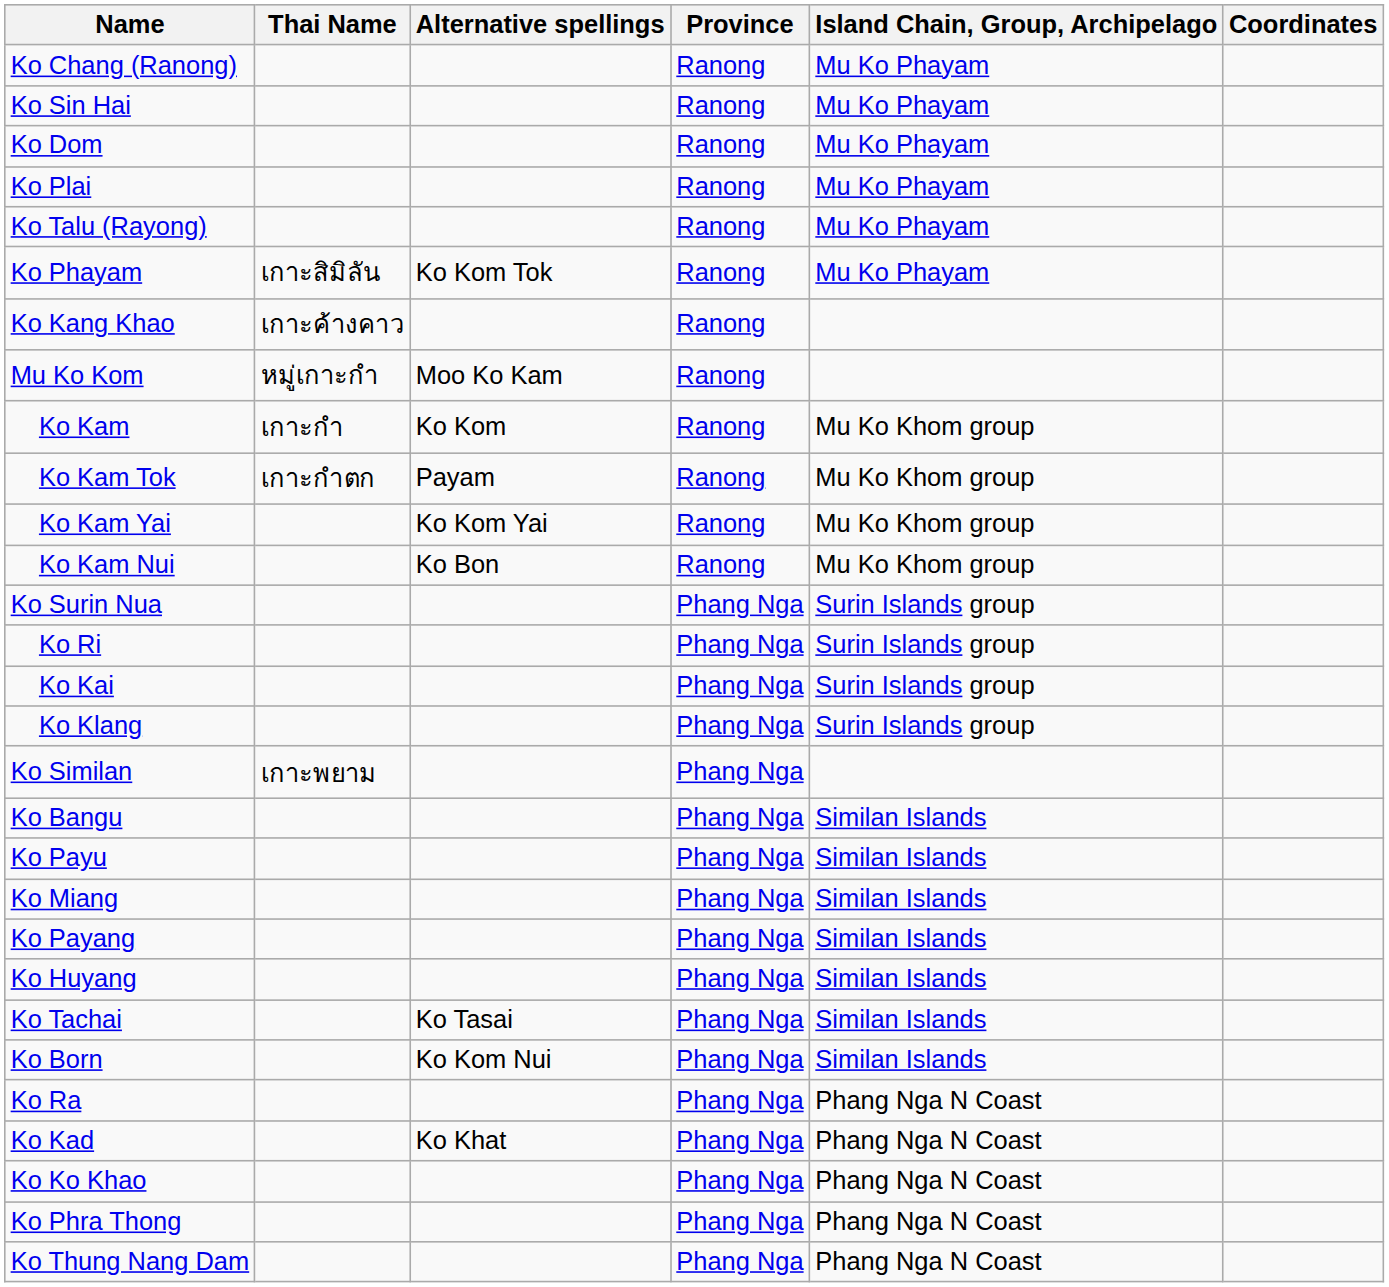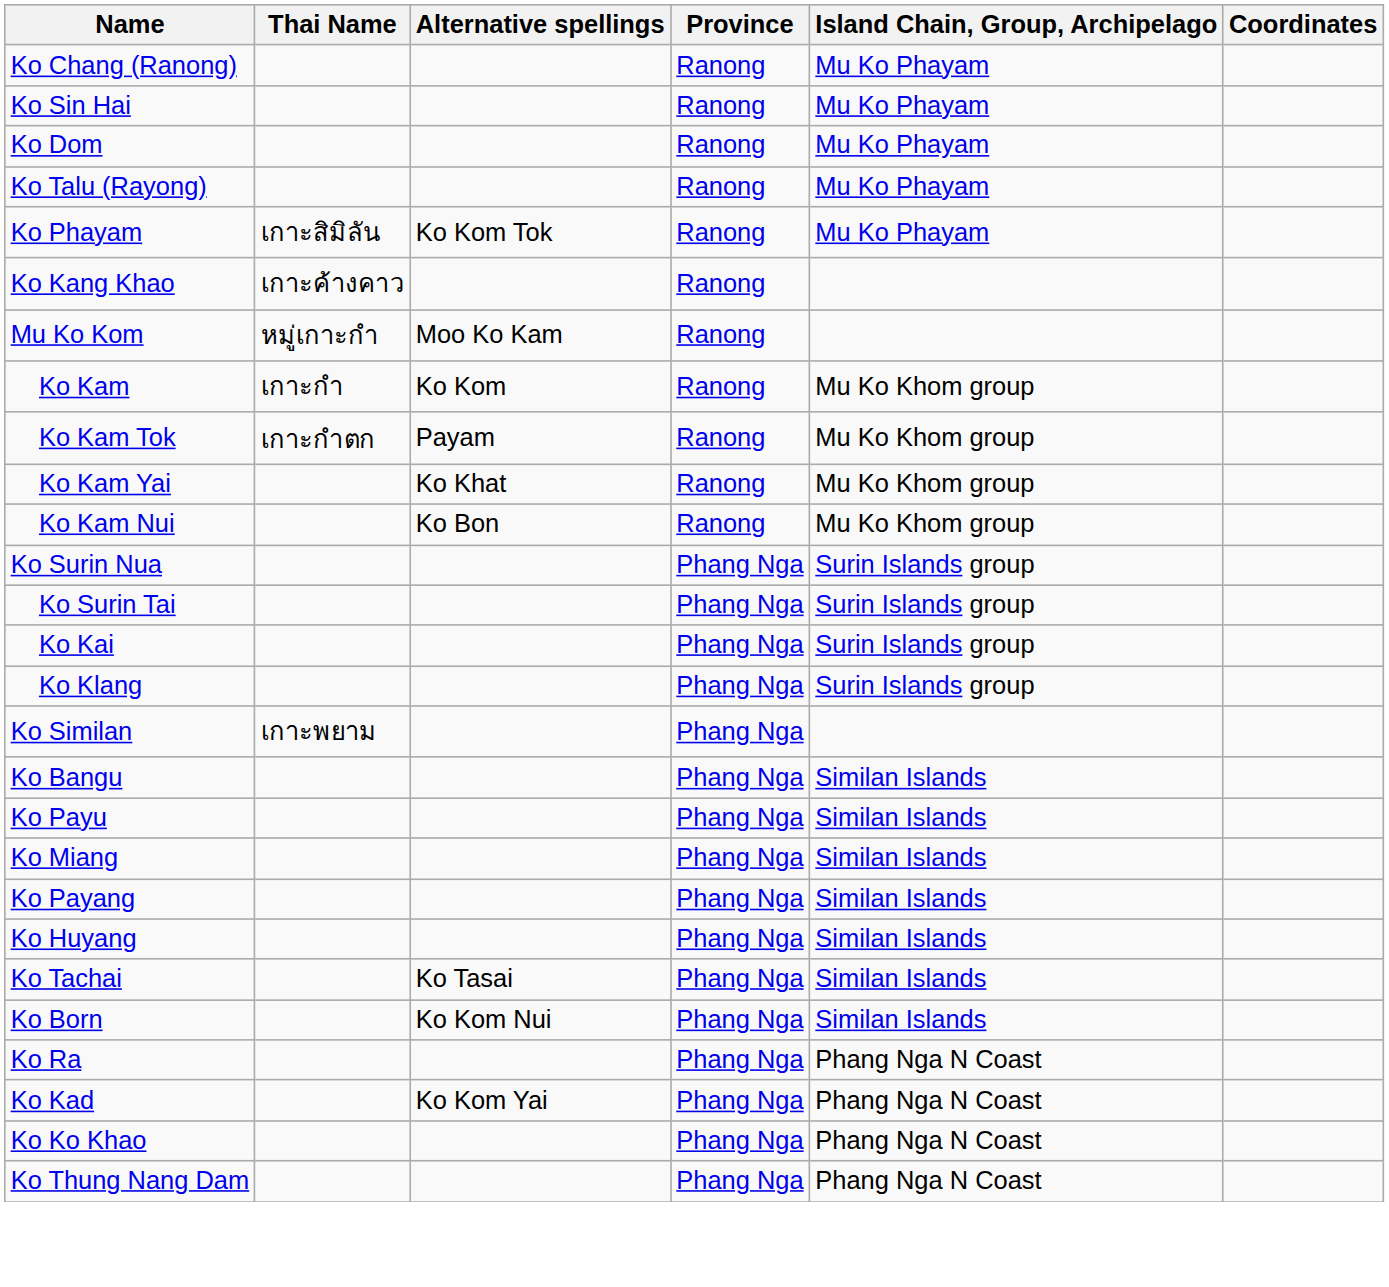- row: (51, 186)
(482, 524) Ko Kom Yai -> (461, 483) Ko Khat
+ row: (93, 604)
- row: (56, 645)
(461, 1140) Ko Khat -> (482, 1100) Ko Kom Yai
- row: (96, 1221)
